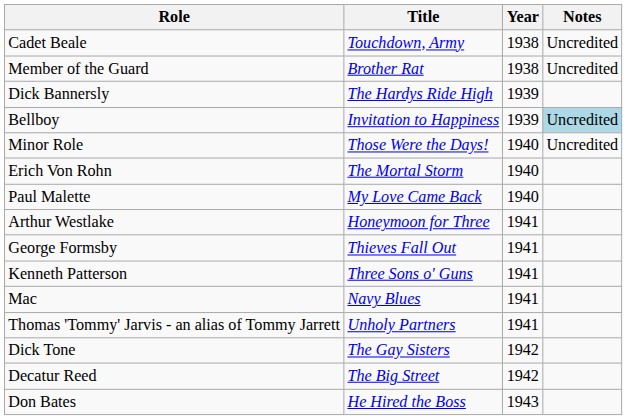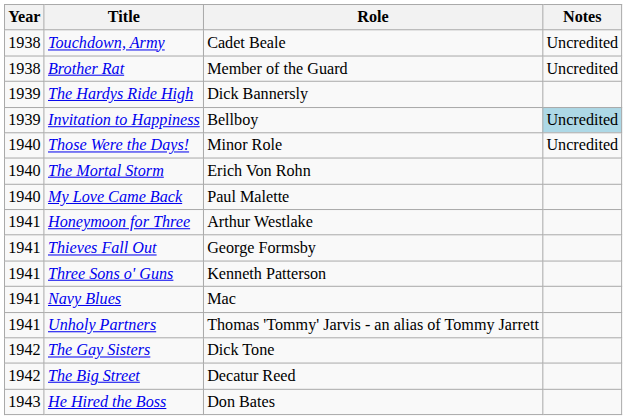columns swapped: (523, 17) <-> (174, 17)
